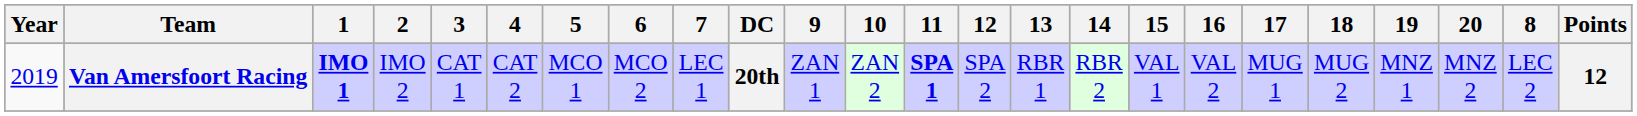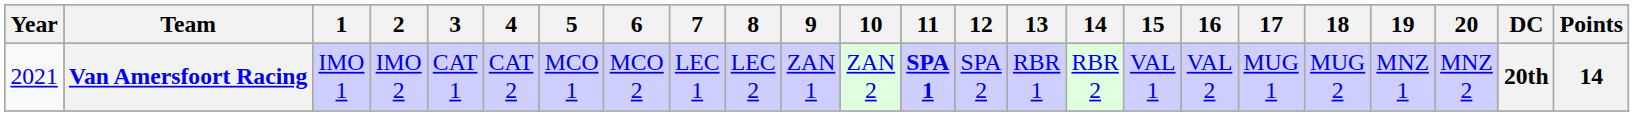columns swapped: (1530, 23) <-> (757, 23)
(34, 76) 2019 -> (34, 76) 2021
(343, 76) bold -> (341, 76) normal
(1595, 76) 12 -> (1591, 76) 14
